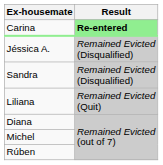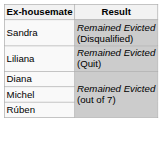- row: (21, 28)
- row: (28, 50)
